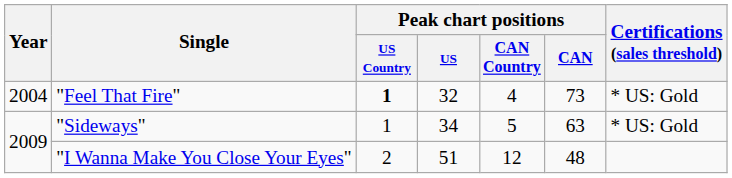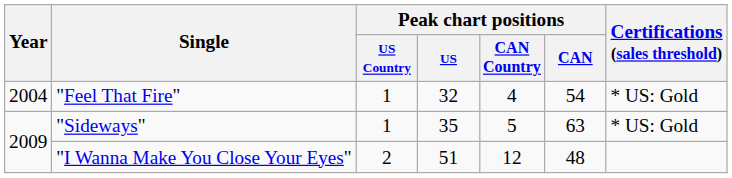(387, 96) bold -> (387, 96) normal
(575, 96) 73 -> (575, 96) 54
(448, 126) 34 -> (448, 126) 35
